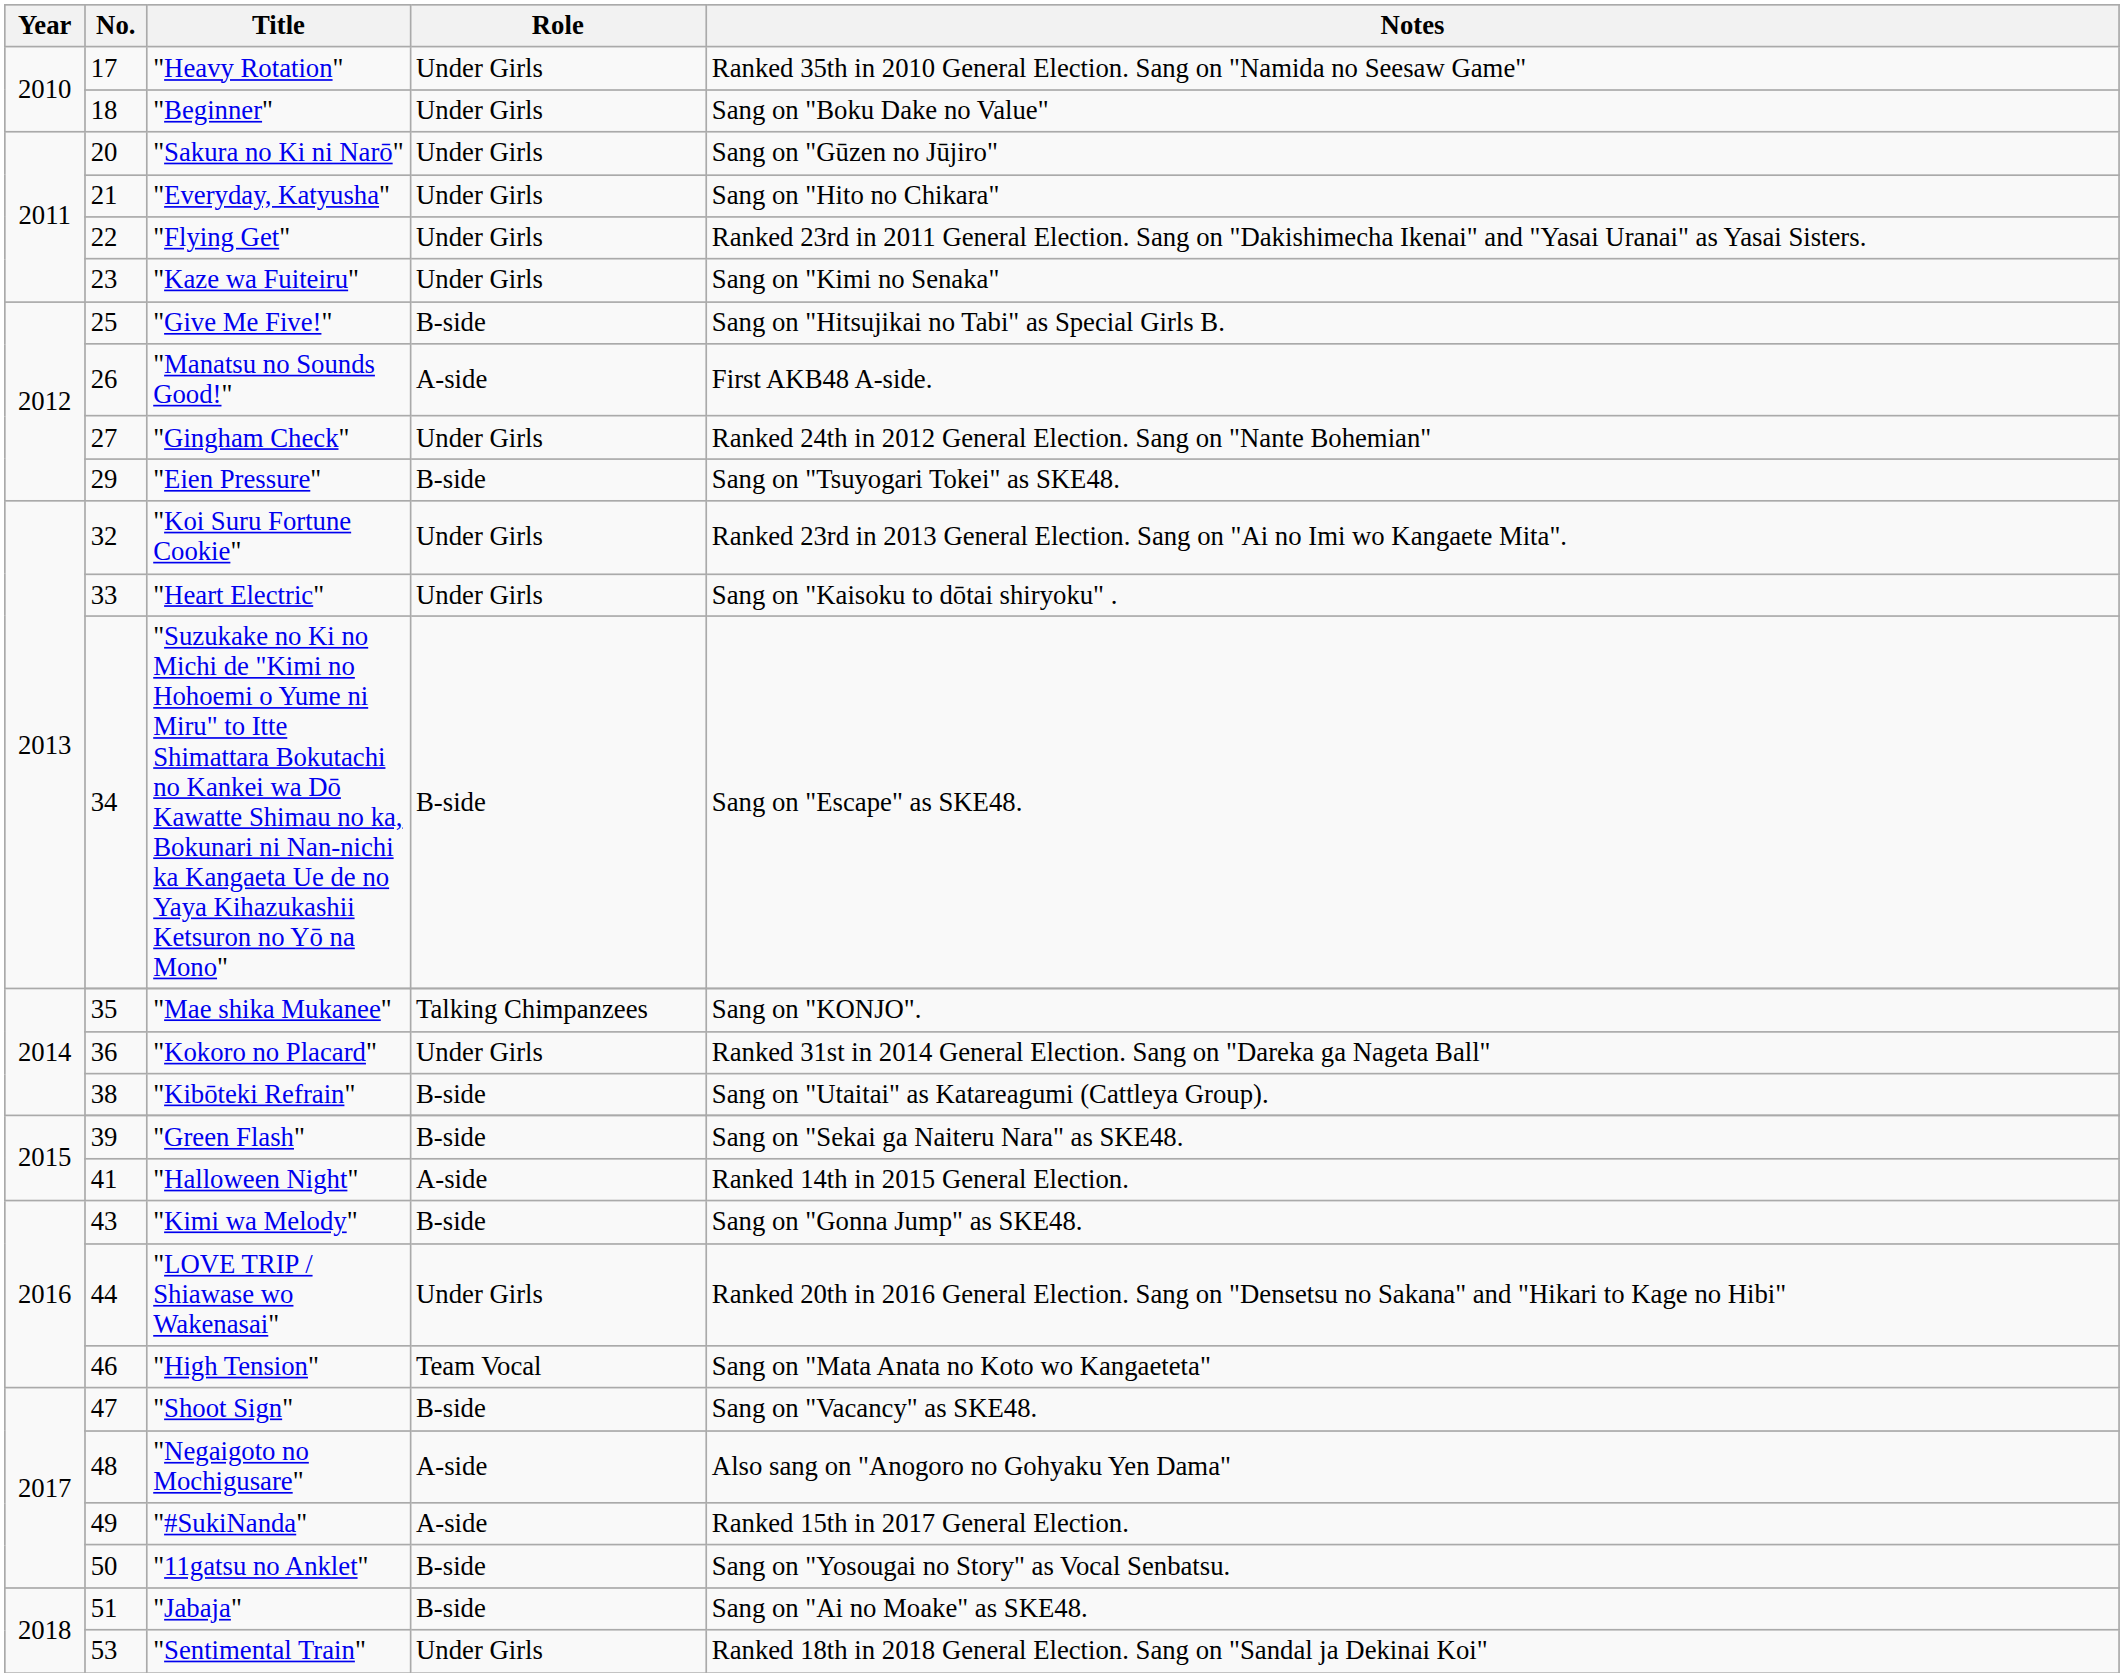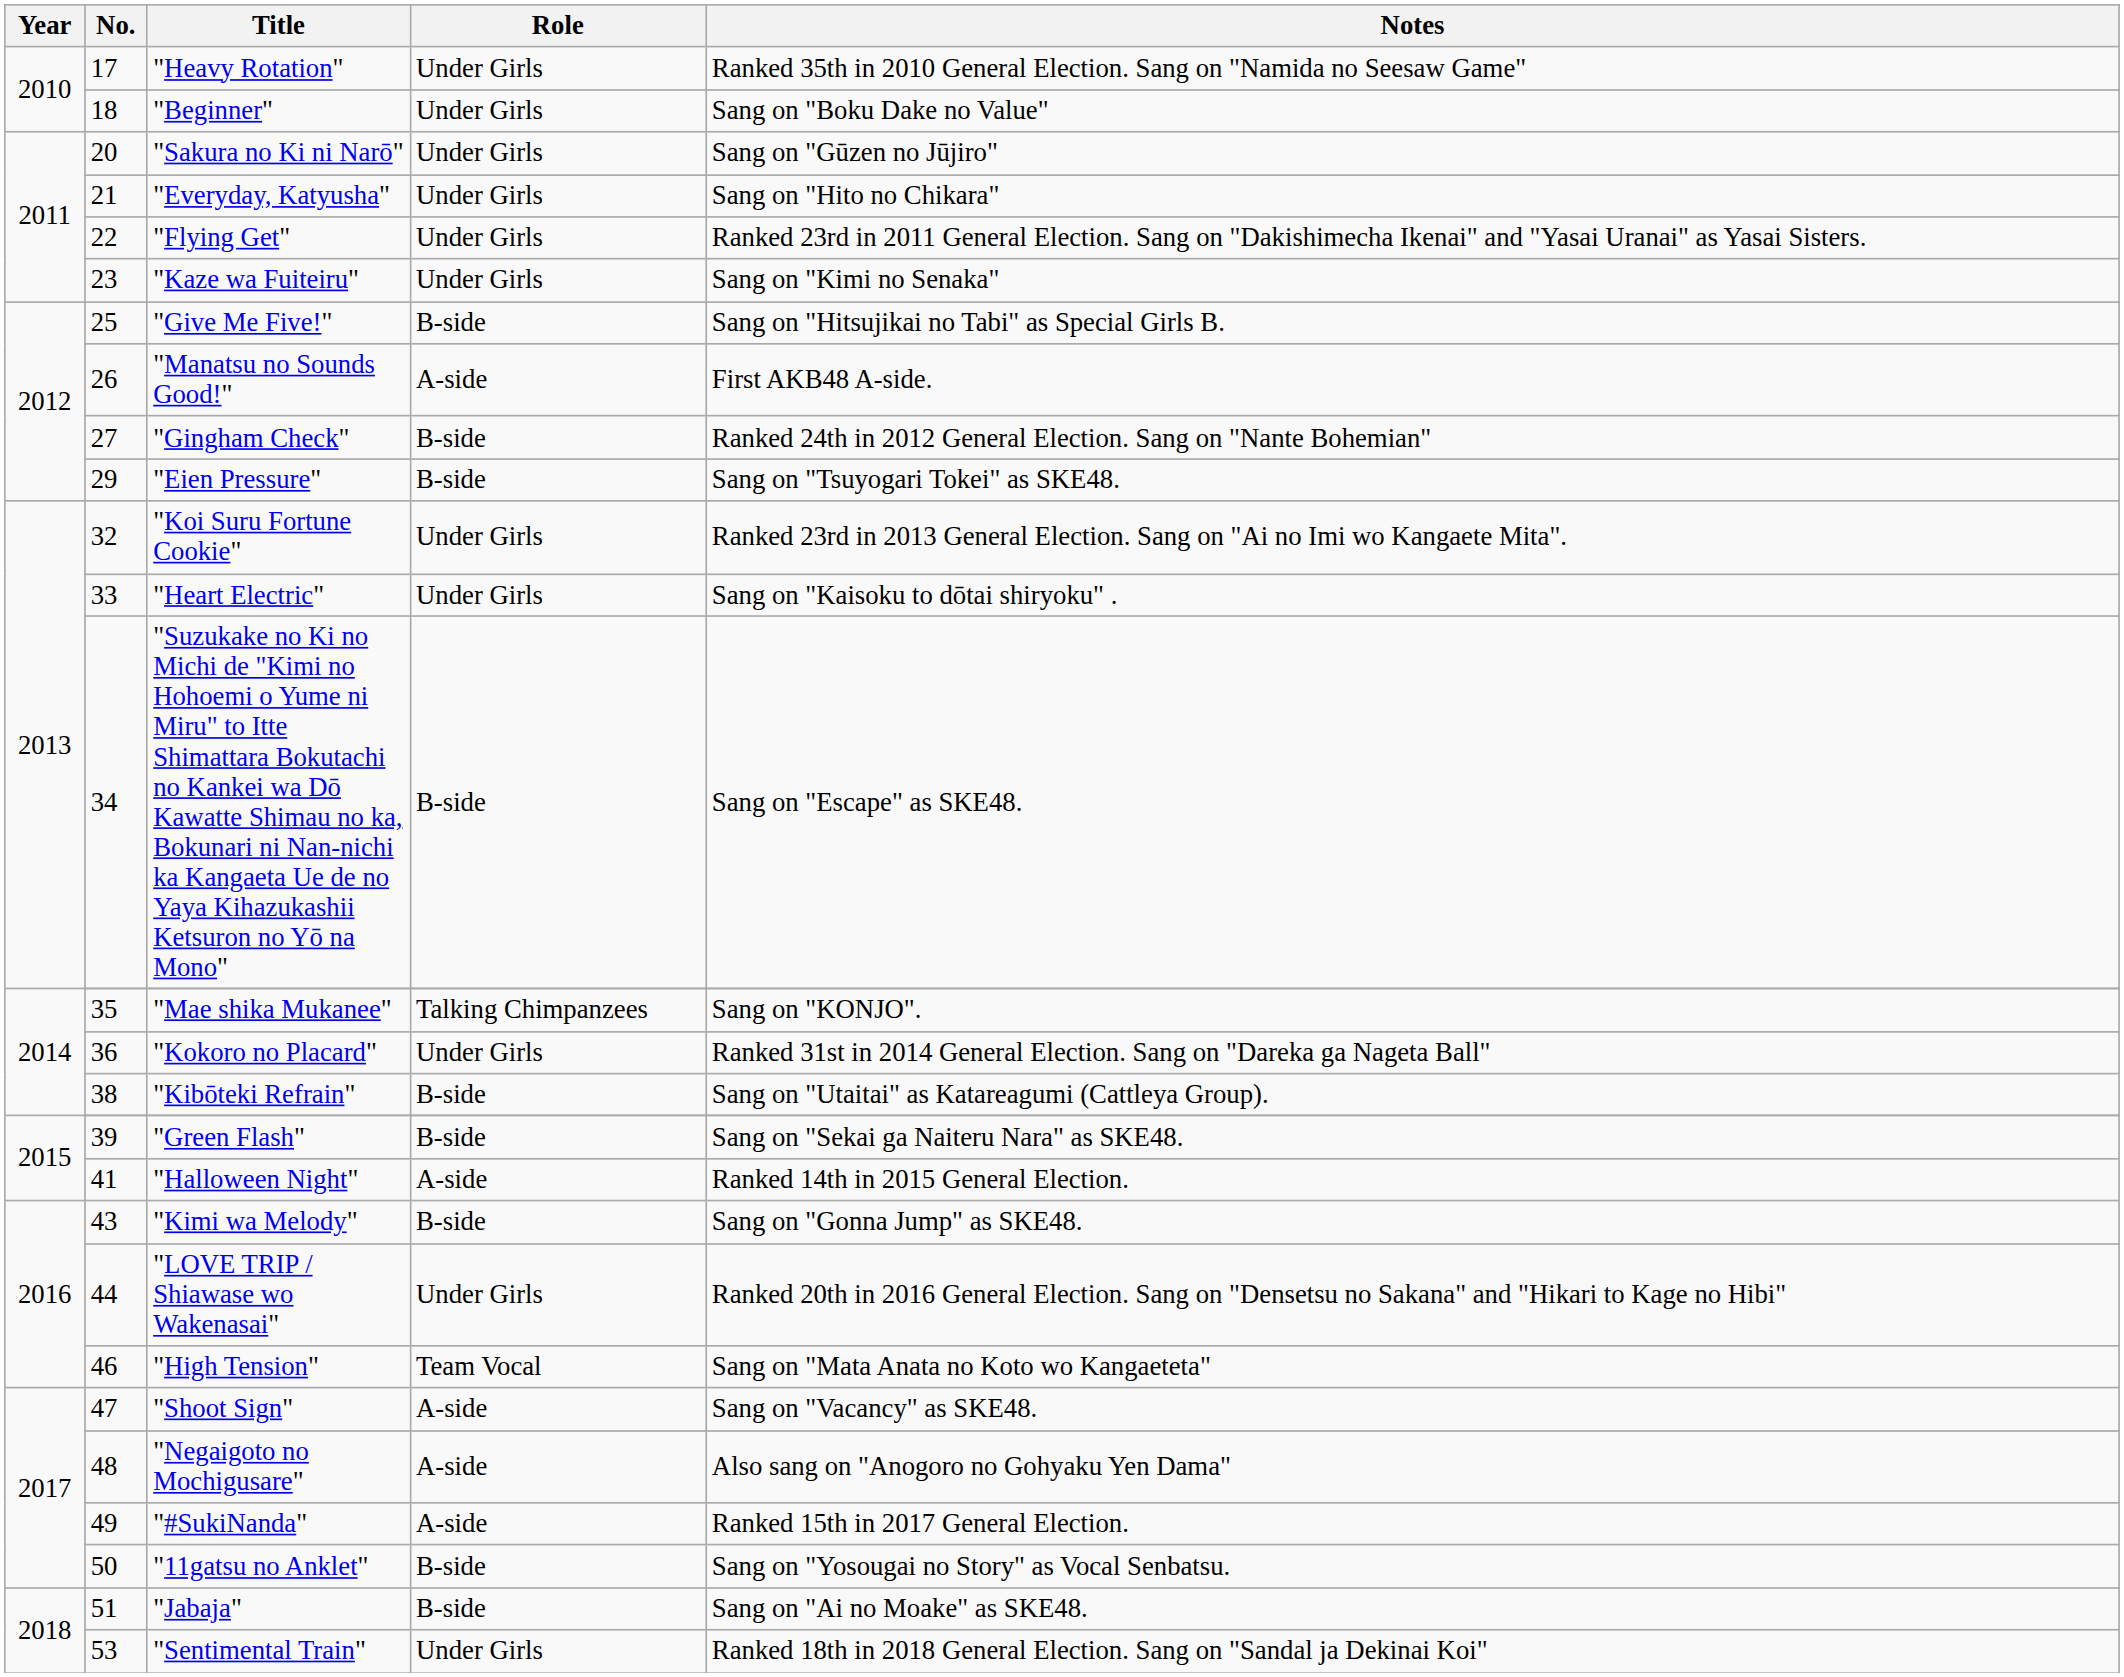(479, 437) Under Girls -> (451, 437) B-side
(451, 1408) B-side -> (452, 1408) A-side
